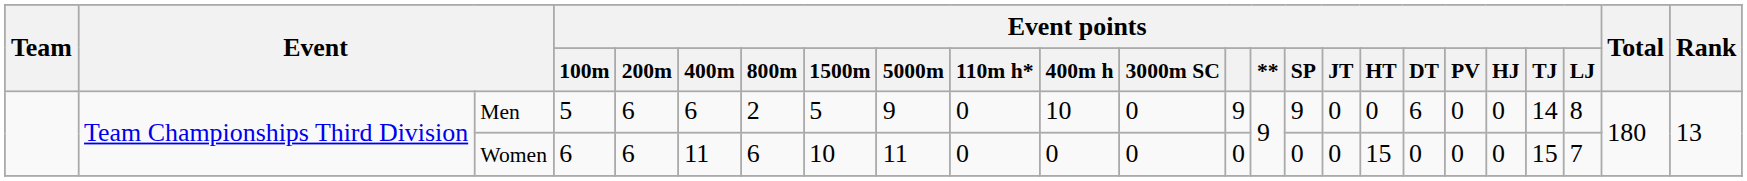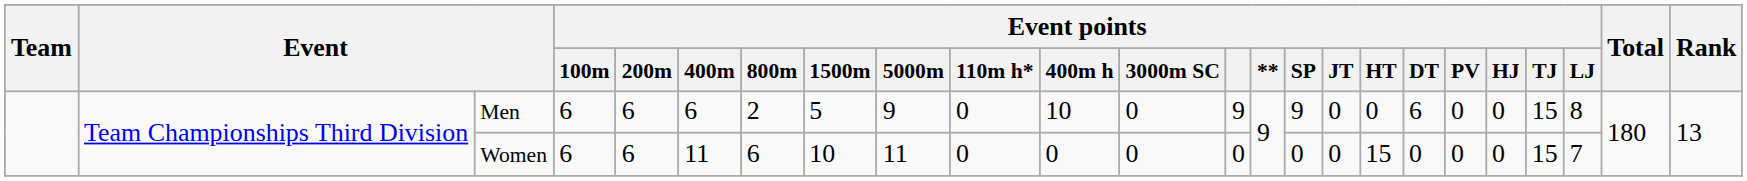(566, 111) 5 -> (566, 111) 6
(1545, 111) 14 -> (1545, 111) 15
